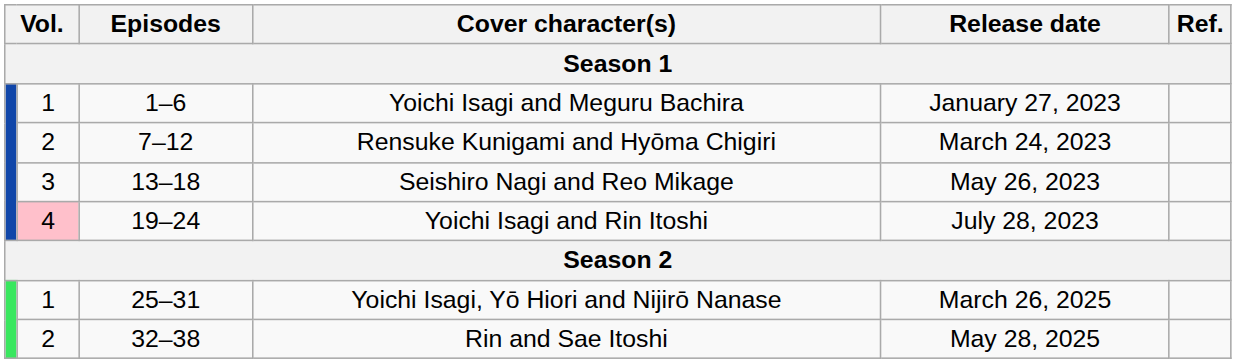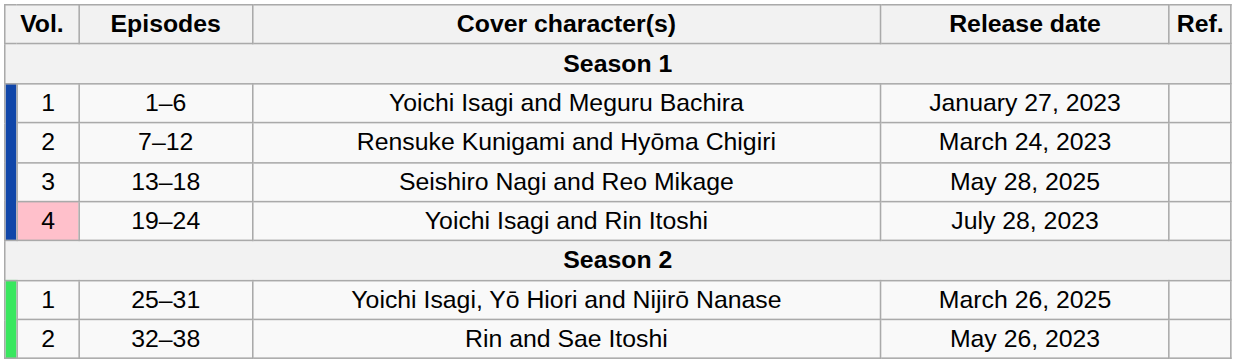(1025, 181) May 26, 2023 -> (1025, 181) May 28, 2025
(1025, 338) May 28, 2025 -> (1025, 338) May 26, 2023
